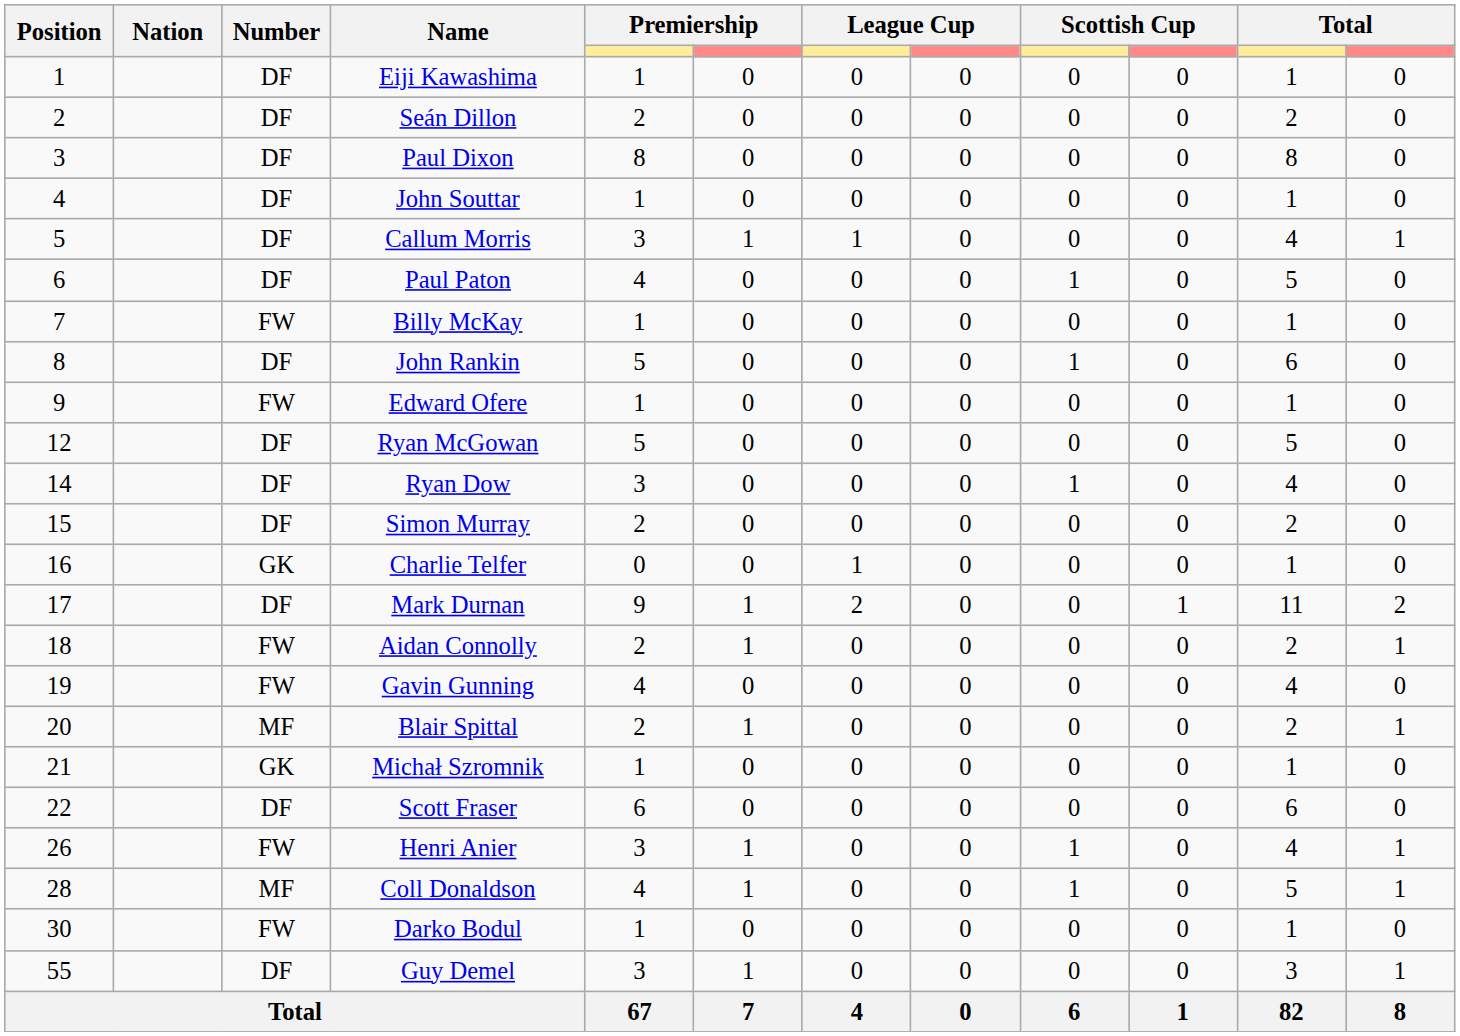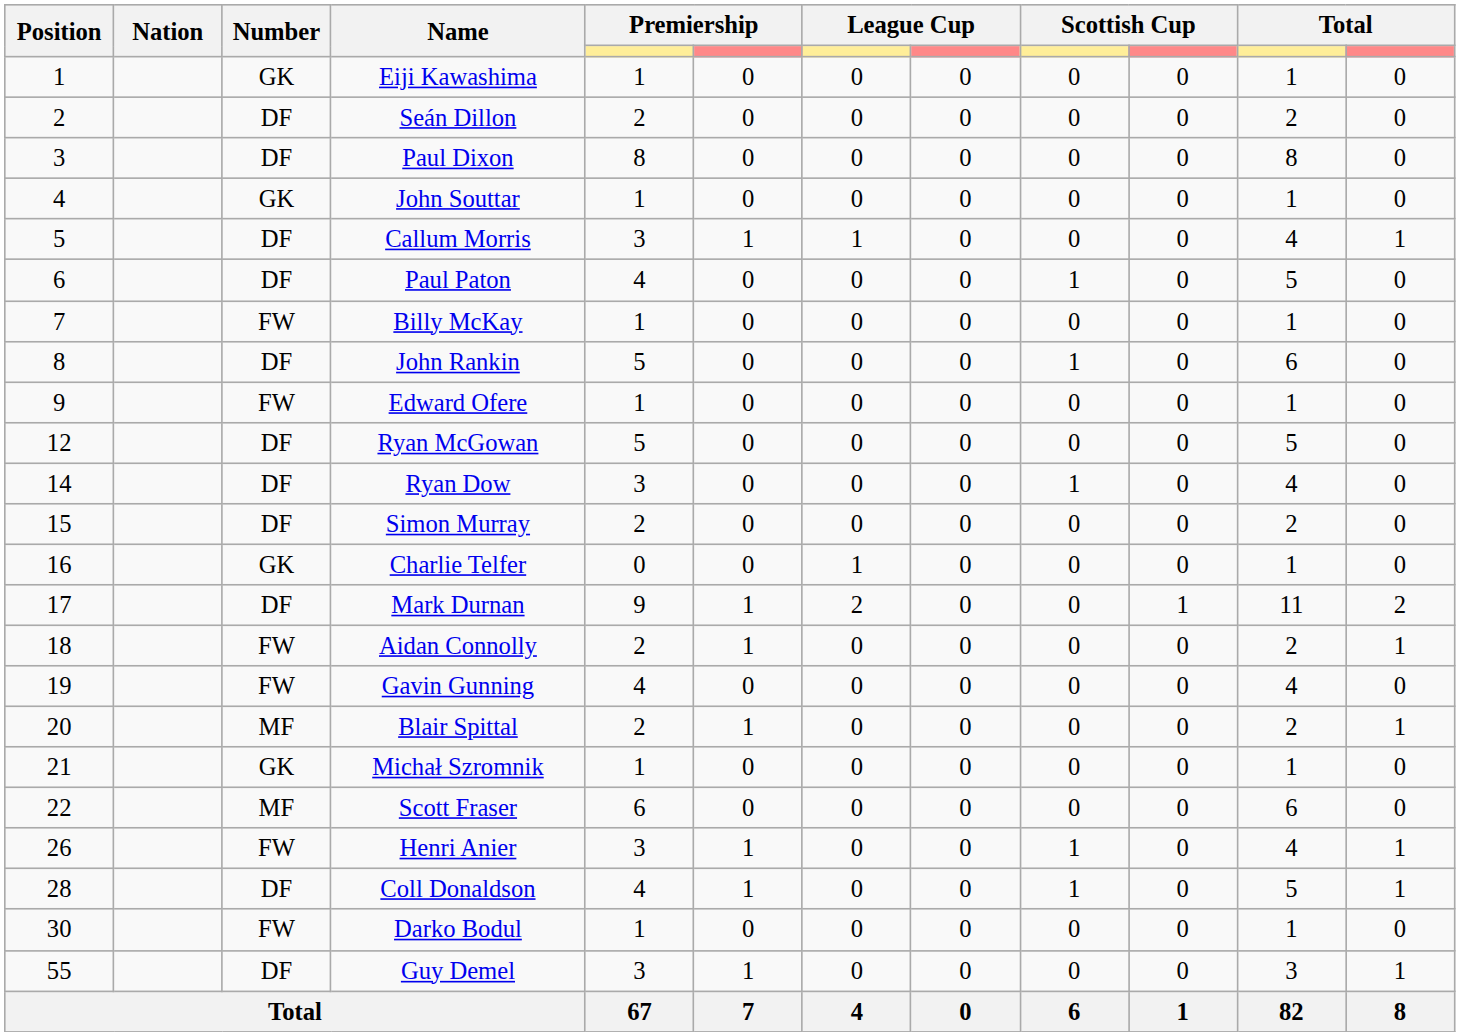(276, 77) DF -> (276, 77) GK
(276, 198) DF -> (276, 198) GK
(276, 807) DF -> (276, 807) MF
(276, 889) MF -> (276, 889) DF
